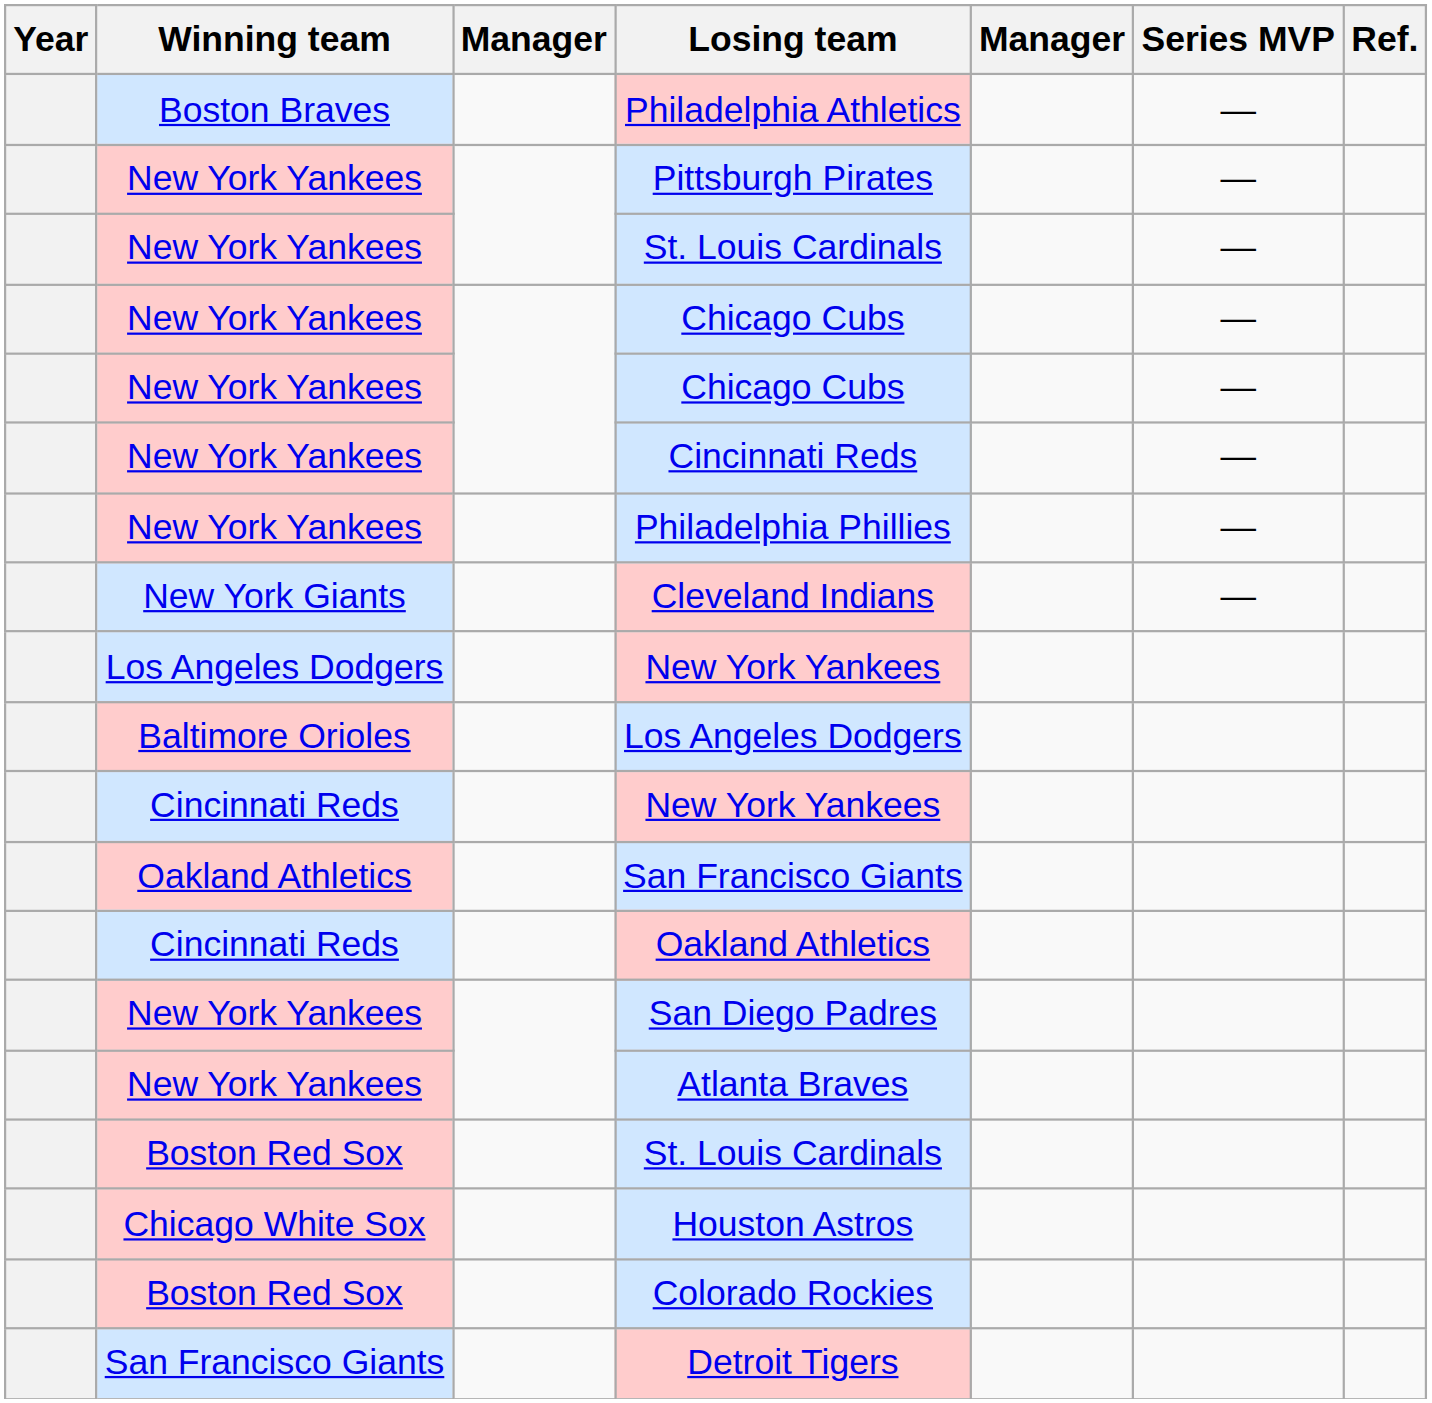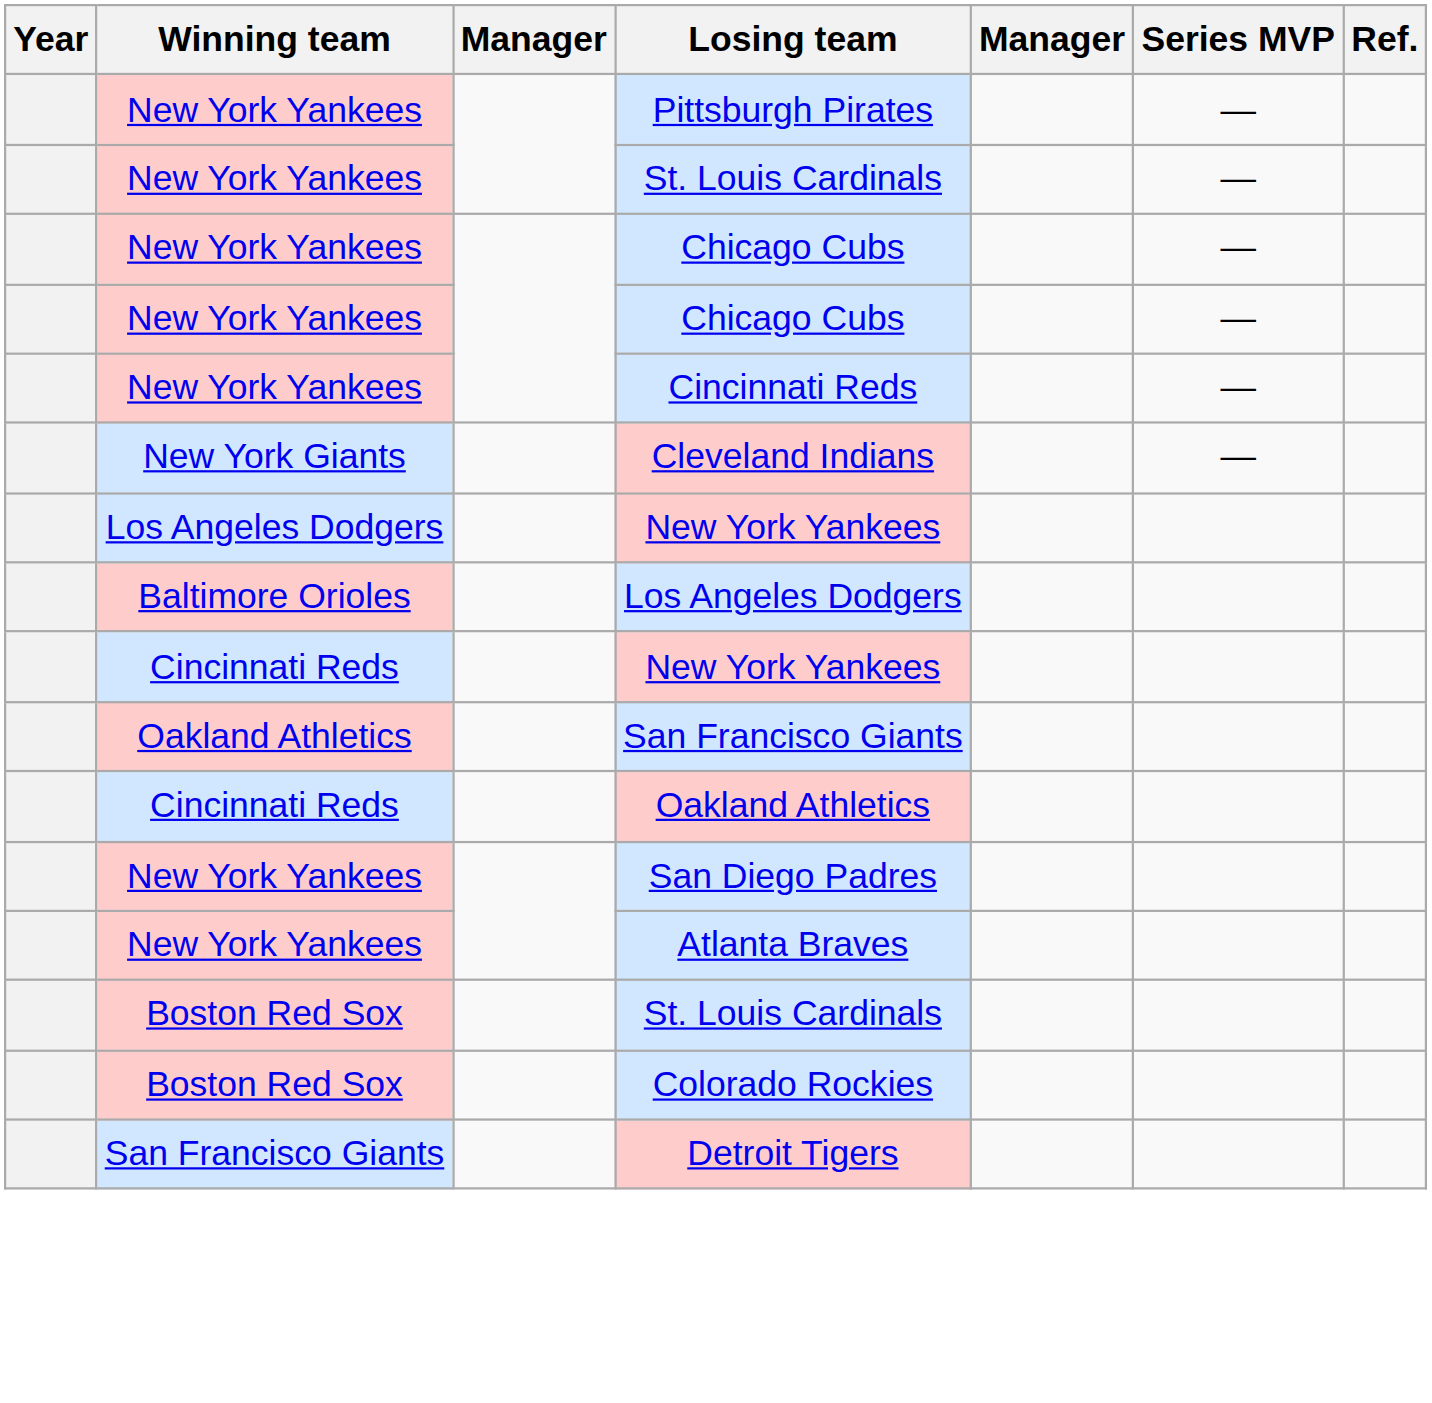- row: (274, 108)
- row: (275, 526)
- row: (274, 1223)
